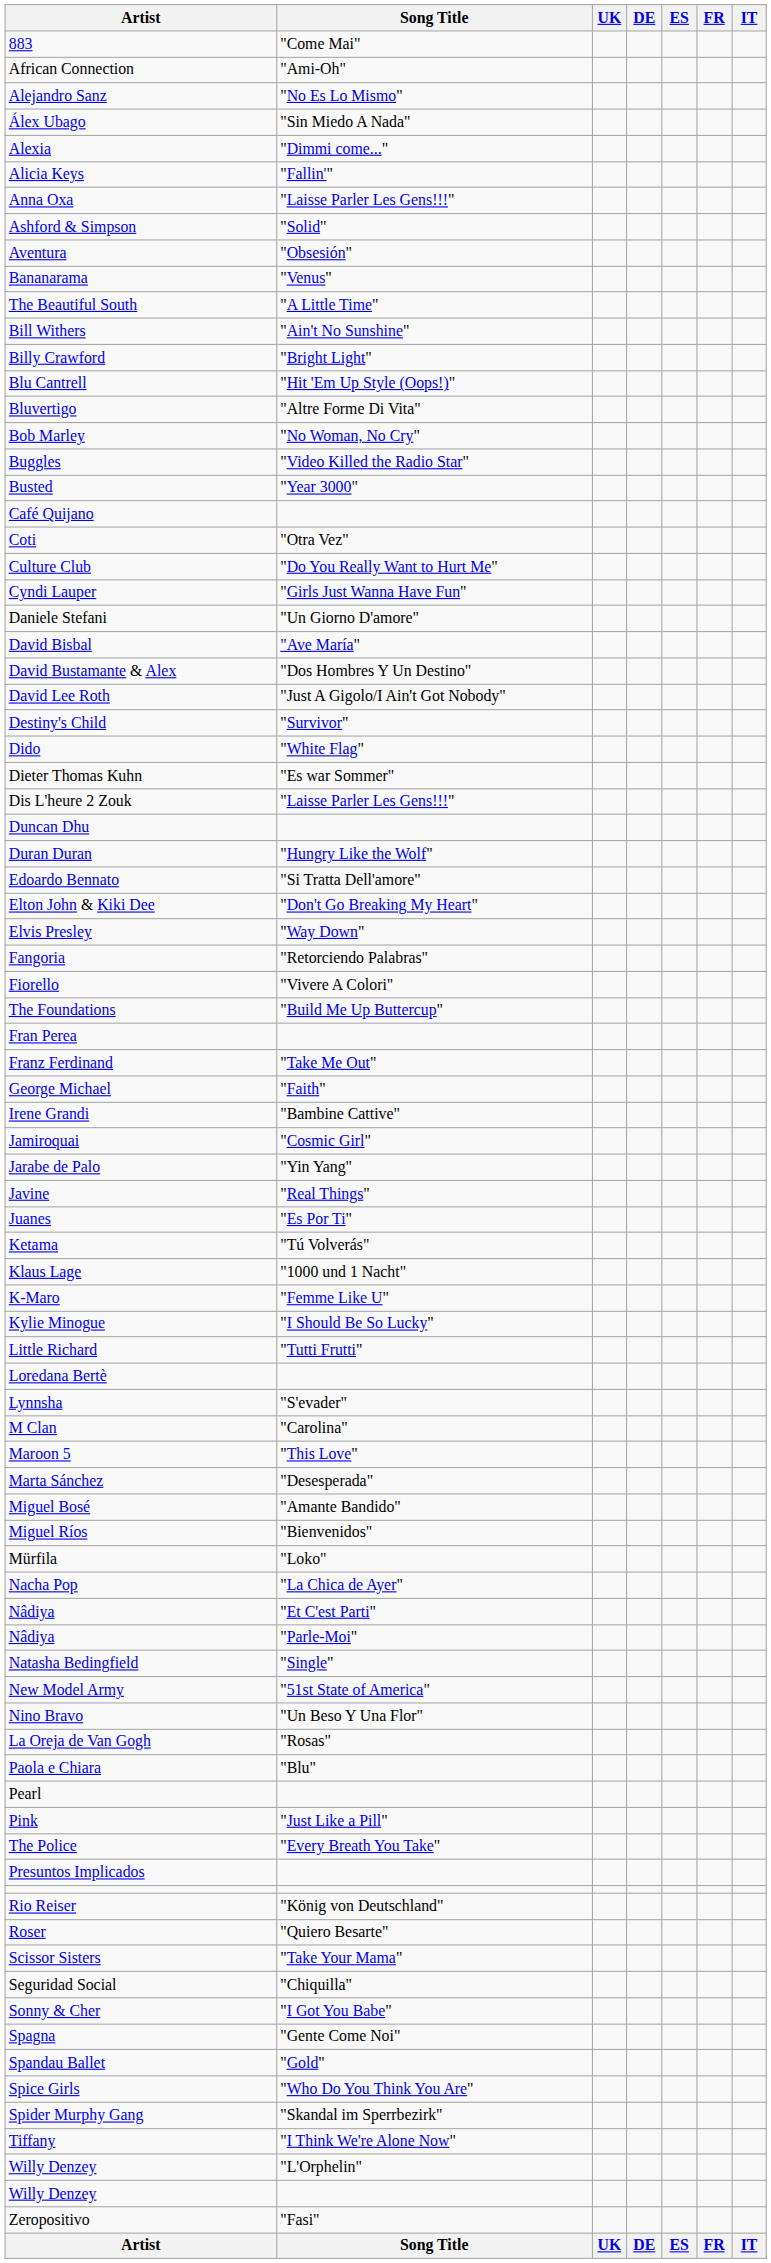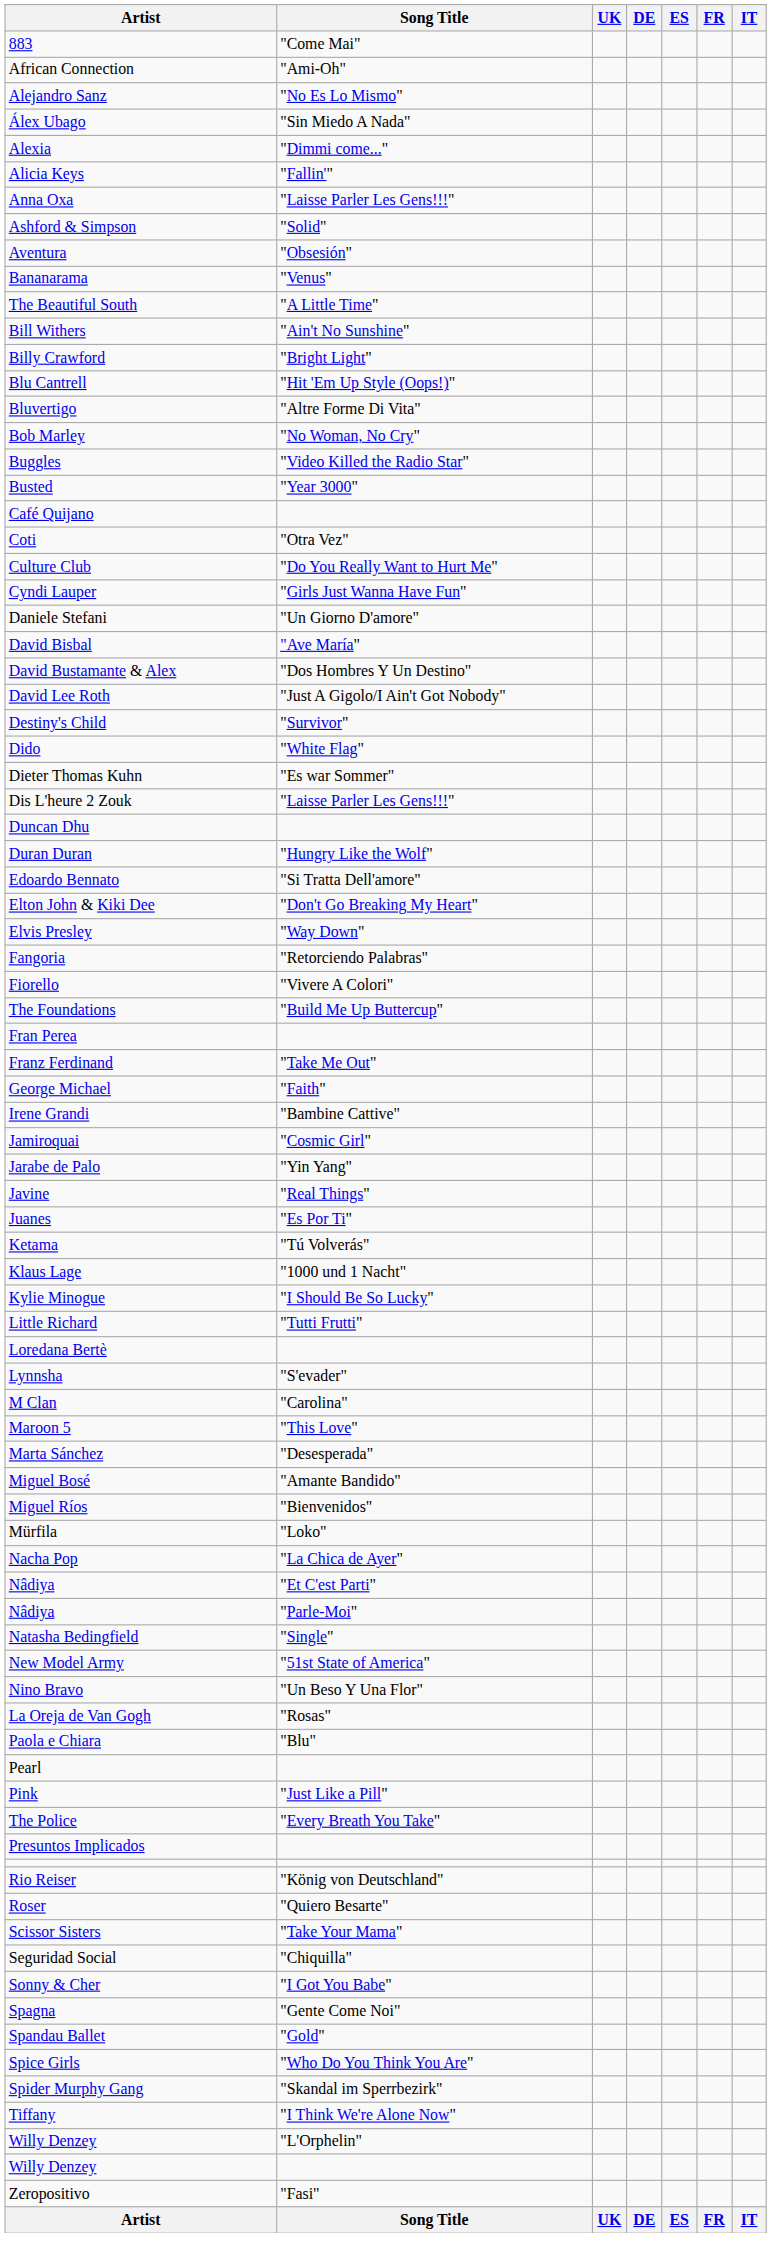- row: (34, 1297)
